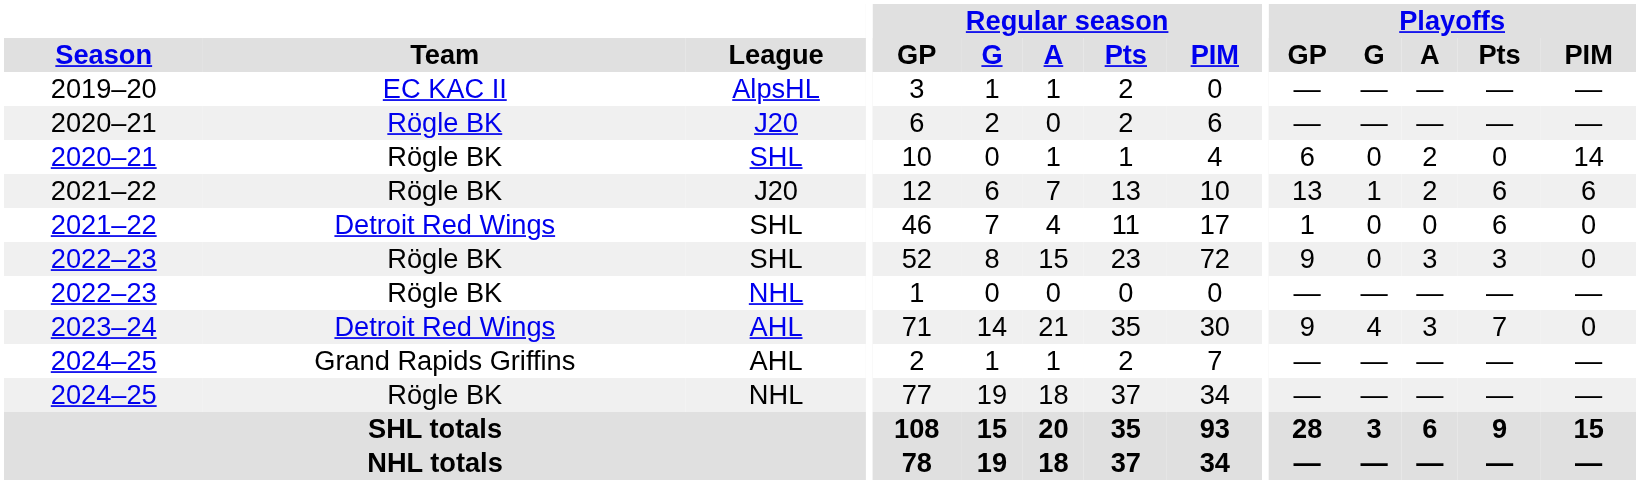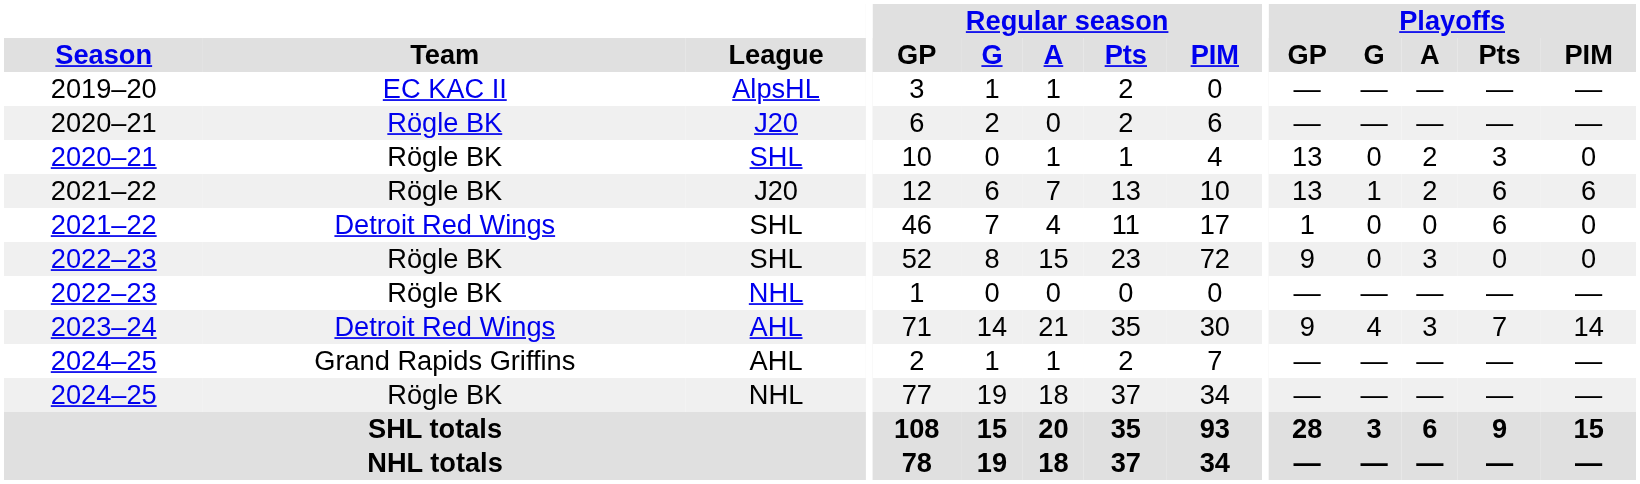(1307, 156) 6 -> (1307, 156) 13
(1500, 156) 0 -> (1500, 156) 3
(1589, 156) 14 -> (1589, 156) 0
(1500, 258) 3 -> (1500, 258) 0
(1589, 326) 0 -> (1589, 326) 14
